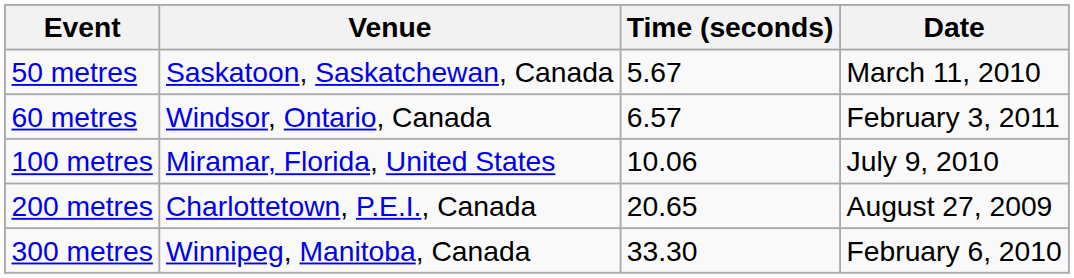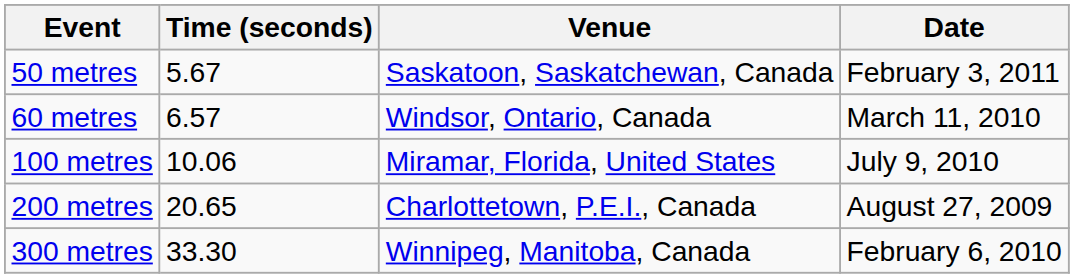columns swapped: (730, 27) <-> (390, 27)
(944, 72) March 11, 2010 -> (953, 72) February 3, 2011
(953, 117) February 3, 2011 -> (944, 117) March 11, 2010
